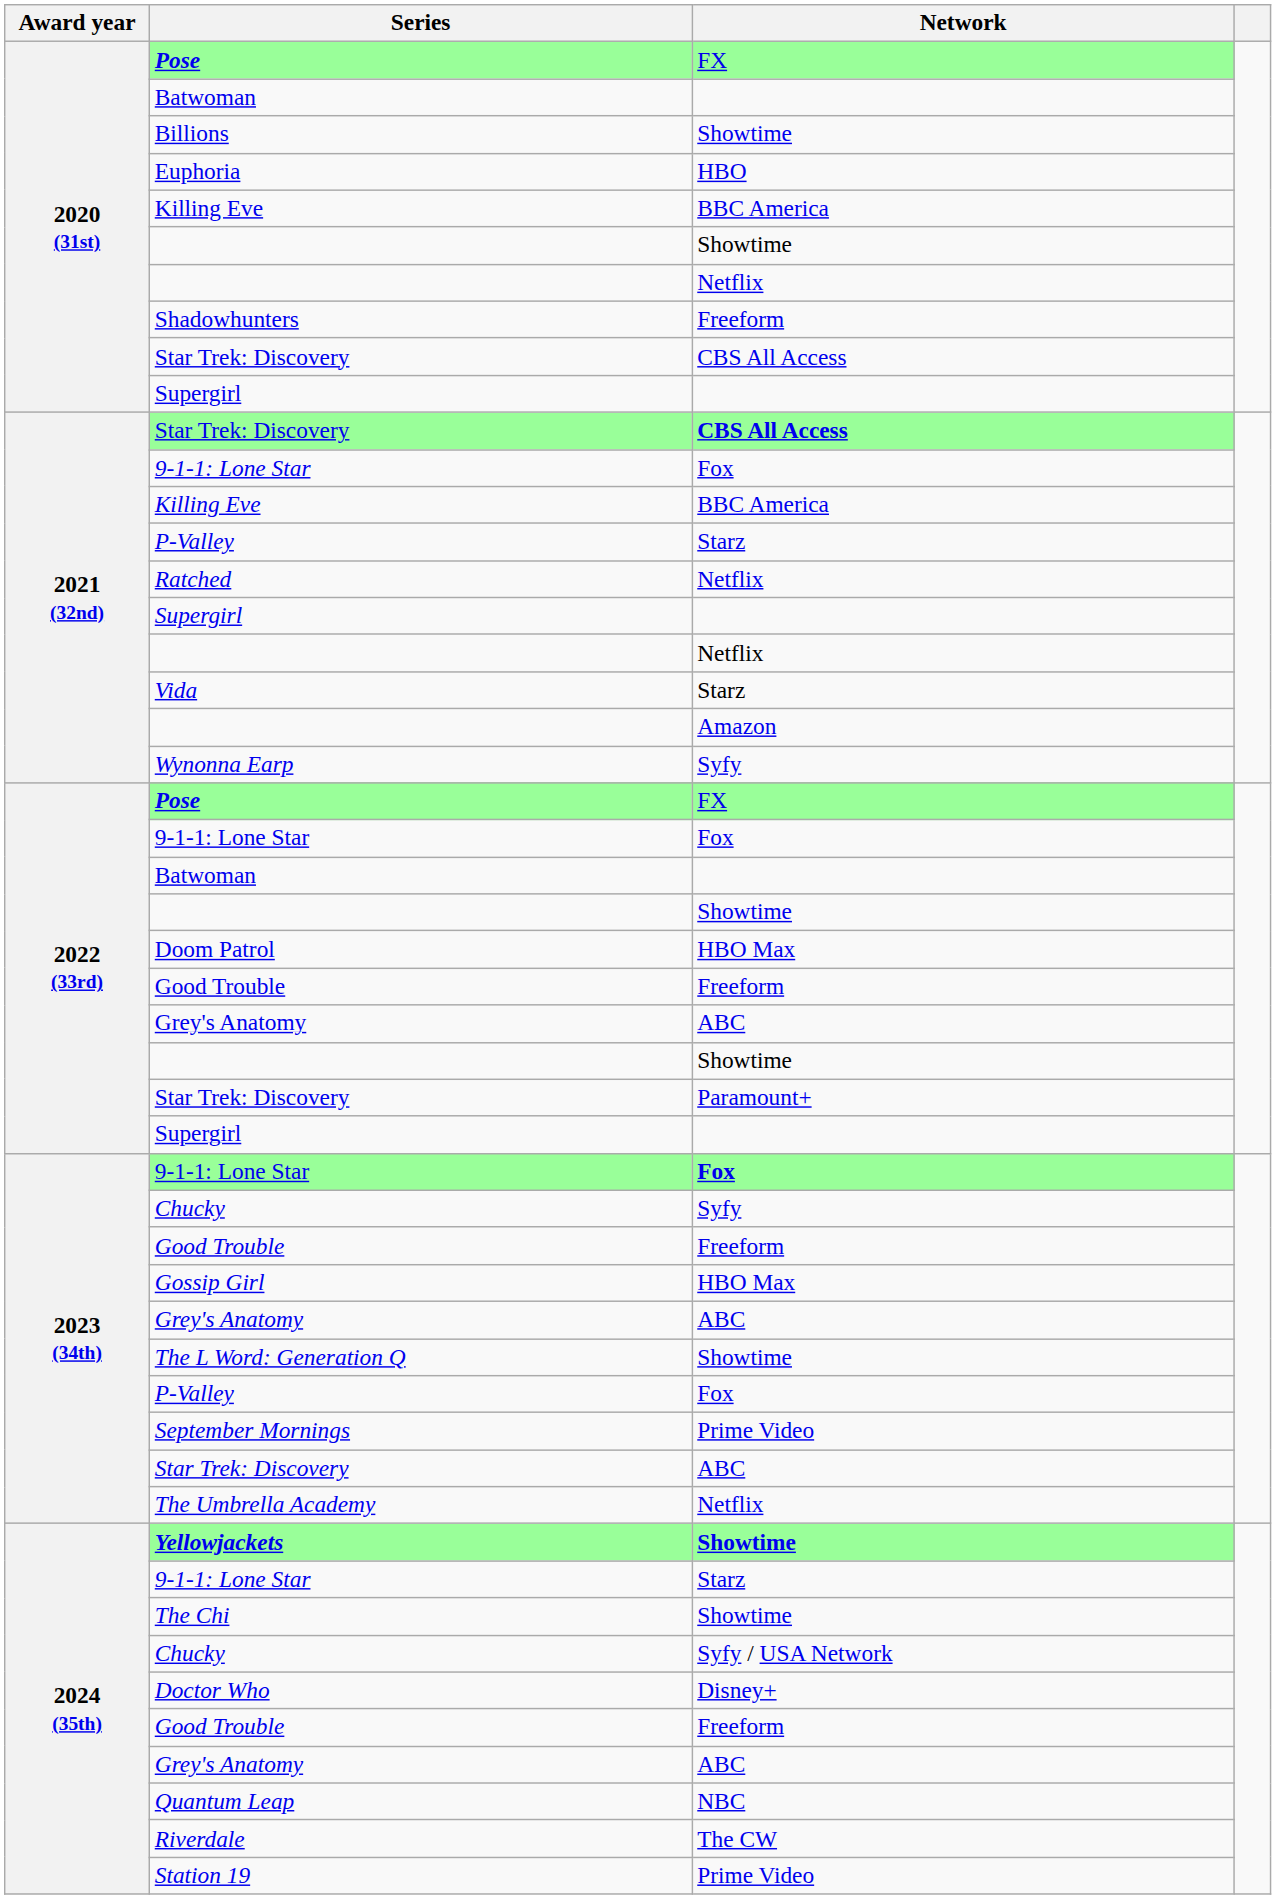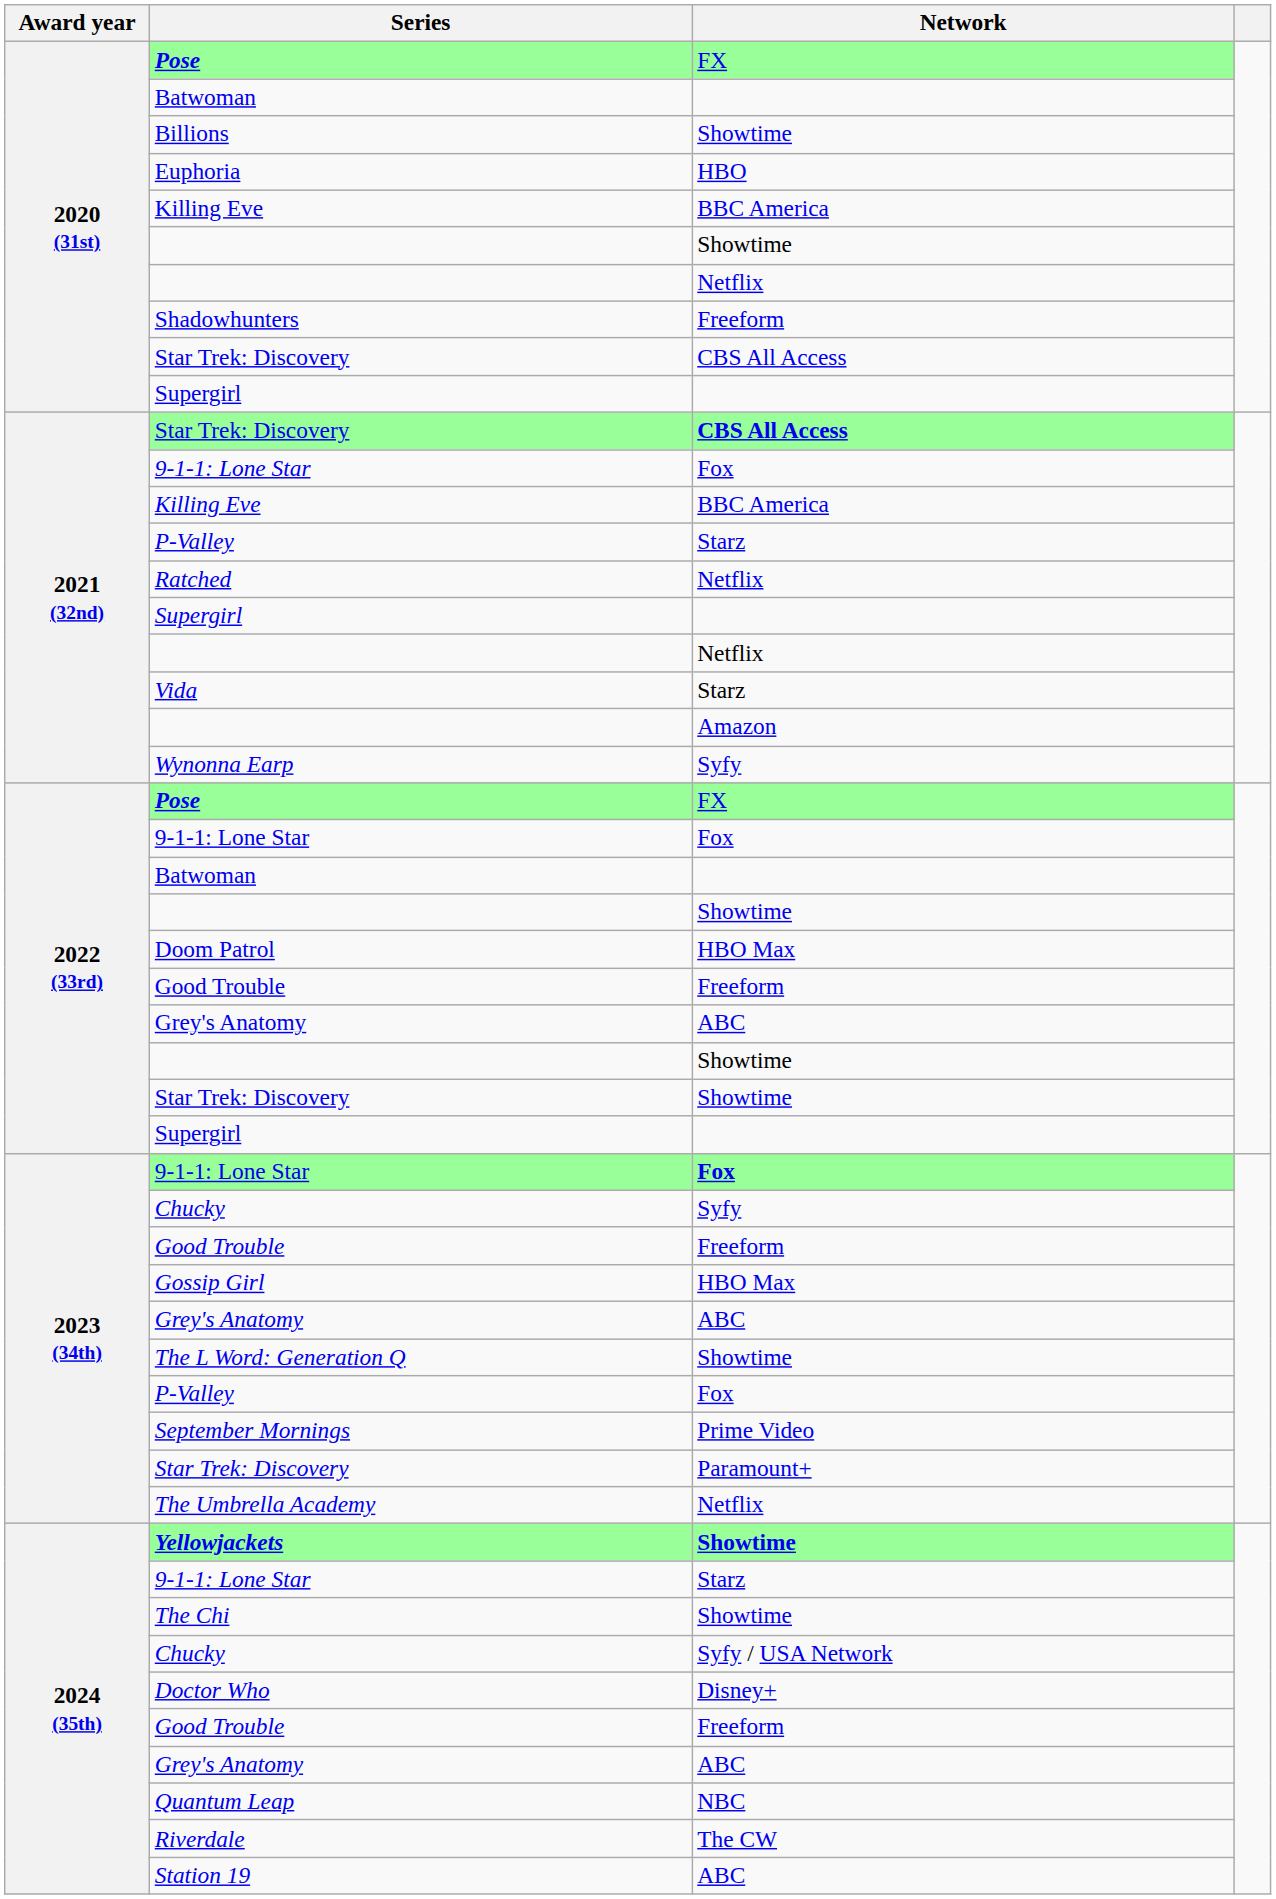(754, 1097) Paramount+ -> (745, 1097) Showtime
(721, 1467) ABC -> (754, 1467) Paramount+
(756, 1875) Prime Video -> (721, 1875) ABC
